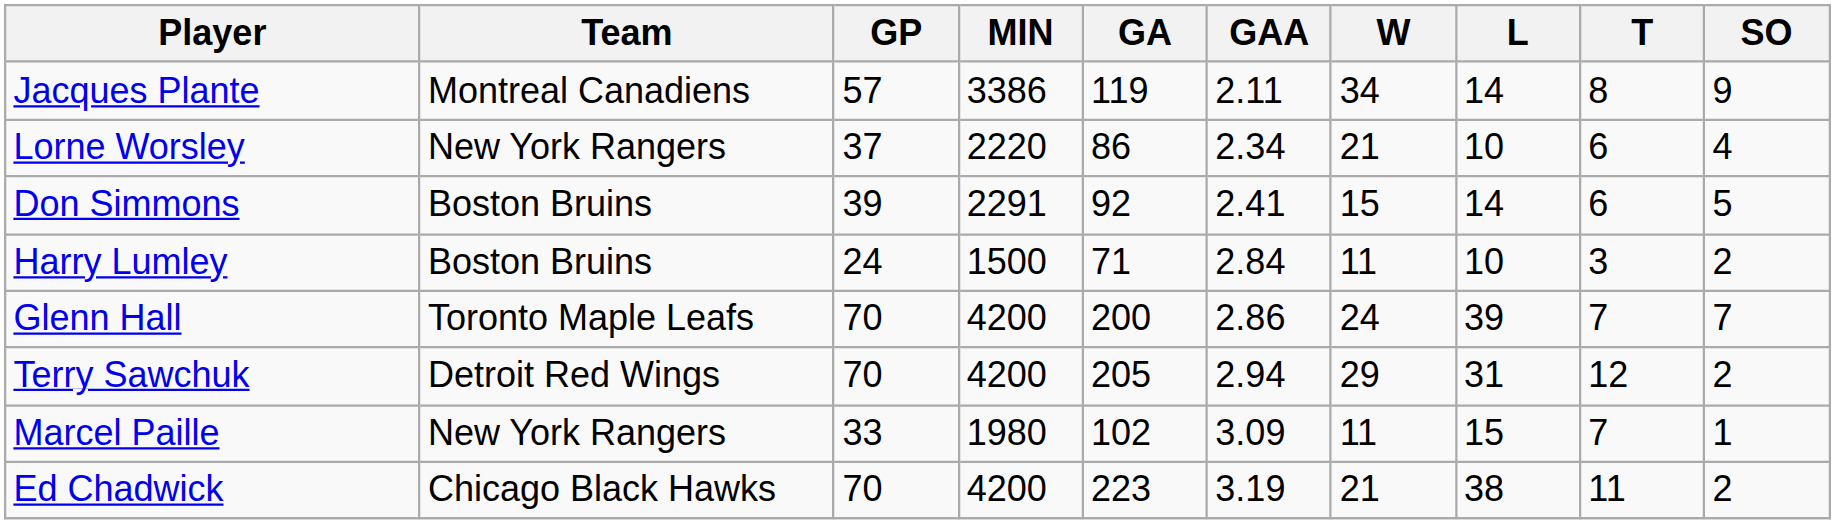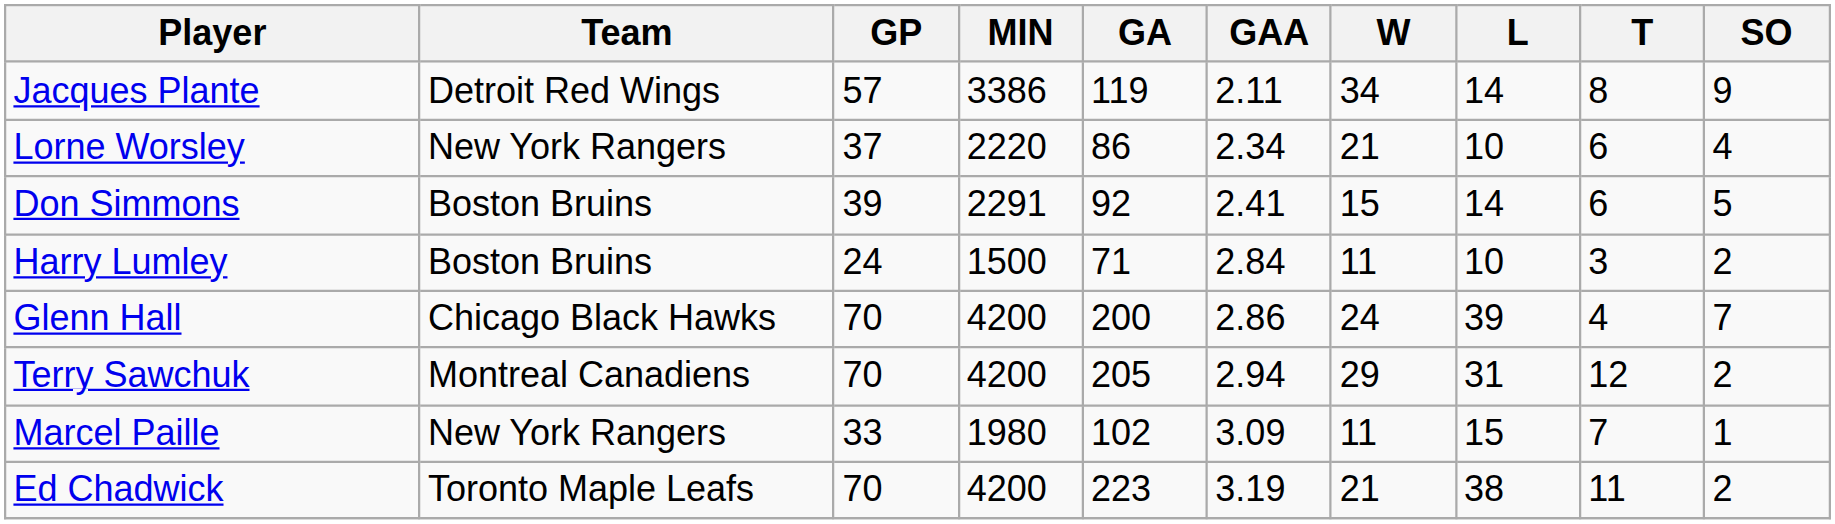(589, 90) Montreal Canadiens -> (574, 90) Detroit Red Wings
(591, 318) Toronto Maple Leafs -> (602, 318) Chicago Black Hawks
(1598, 318) 7 -> (1598, 318) 4
(574, 375) Detroit Red Wings -> (589, 375) Montreal Canadiens
(602, 489) Chicago Black Hawks -> (591, 489) Toronto Maple Leafs
